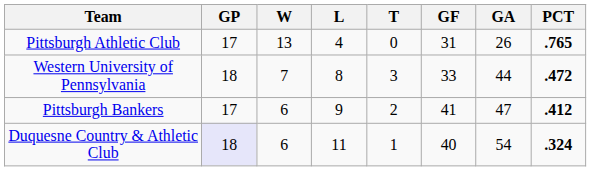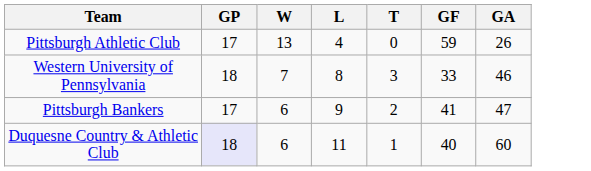- column: (558, 17)
(449, 42) 31 -> (449, 42) 59
(503, 76) 44 -> (503, 76) 46
(503, 144) 54 -> (503, 144) 60
